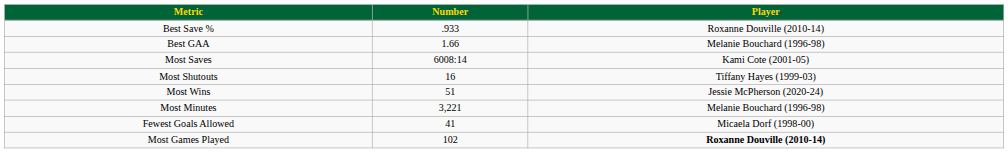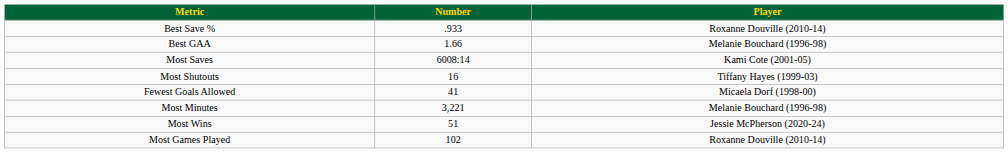rows swapped: (188, 92) <-> (188, 124)
(766, 140) bold -> (767, 140) normal
